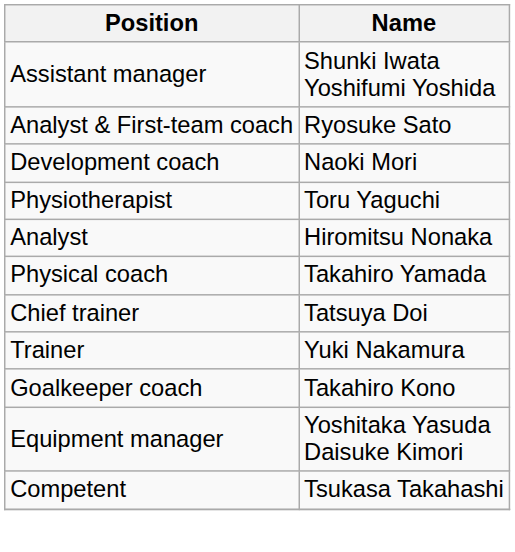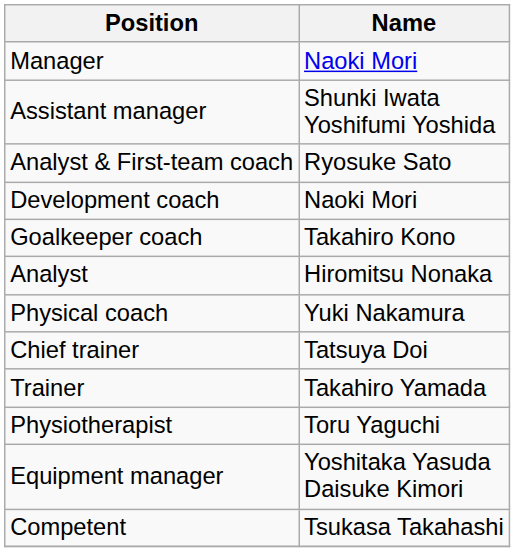+ row: (57, 60)
rows swapped: (106, 387) <-> (91, 200)
(395, 275) Takahiro Yamada -> (384, 312) Yuki Nakamura
(384, 350) Yuki Nakamura -> (395, 387) Takahiro Yamada
